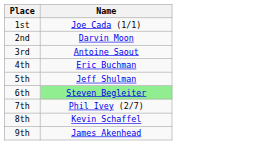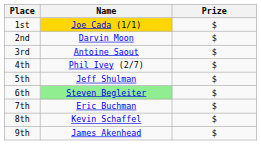+ column: (214, 11)
(106, 25) no background -> (106, 25) gold background
(106, 65) Eric Buchman -> (106, 65) Phil Ivey (2/7)
(106, 106) Phil Ivey (2/7) -> (106, 106) Eric Buchman
